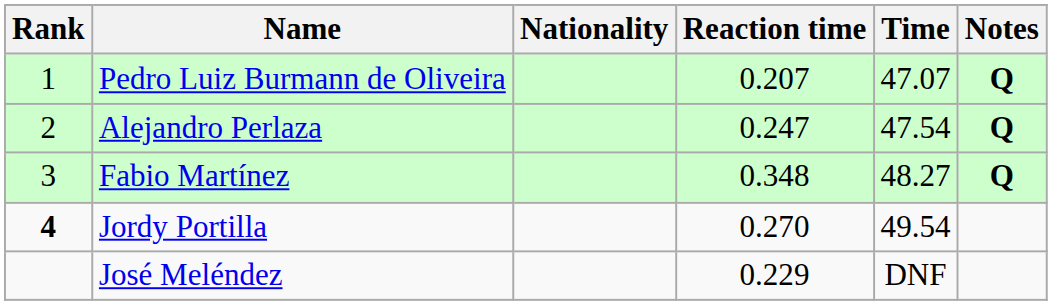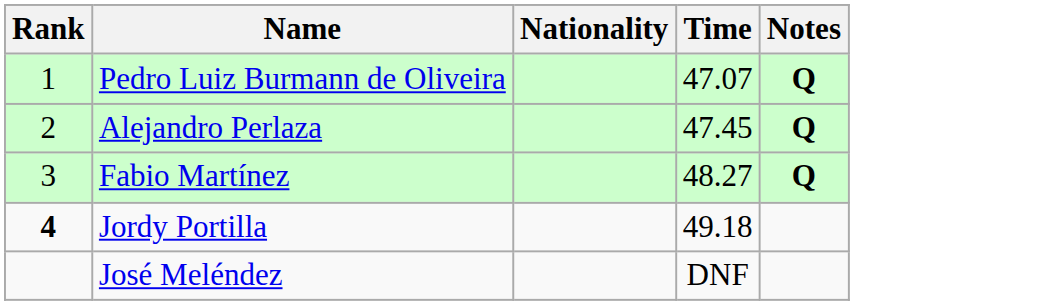- column: (774, 29)
(916, 127) 47.54 -> (718, 127) 47.45
(916, 226) 49.54 -> (718, 226) 49.18
